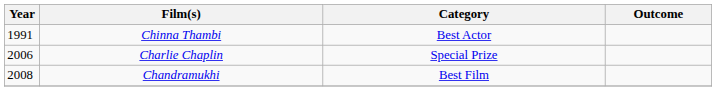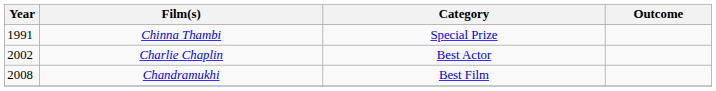(464, 34) Best Actor -> (464, 34) Special Prize
(20, 55) 2006 -> (20, 55) 2002
(464, 55) Special Prize -> (464, 55) Best Actor
